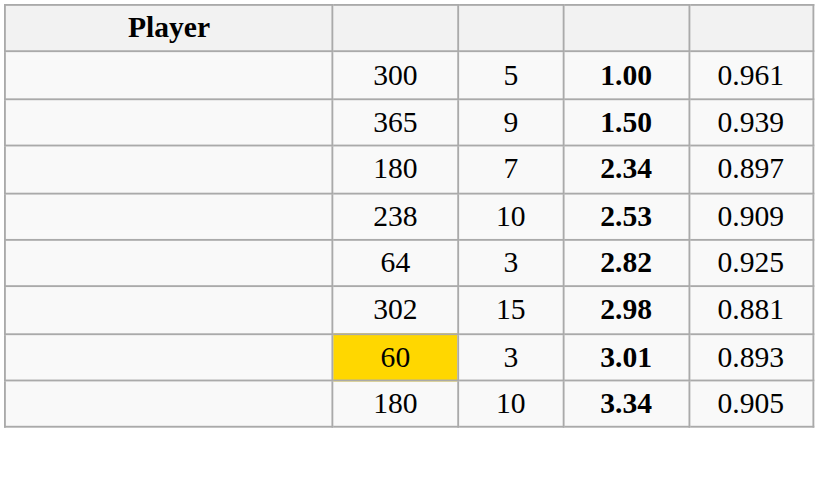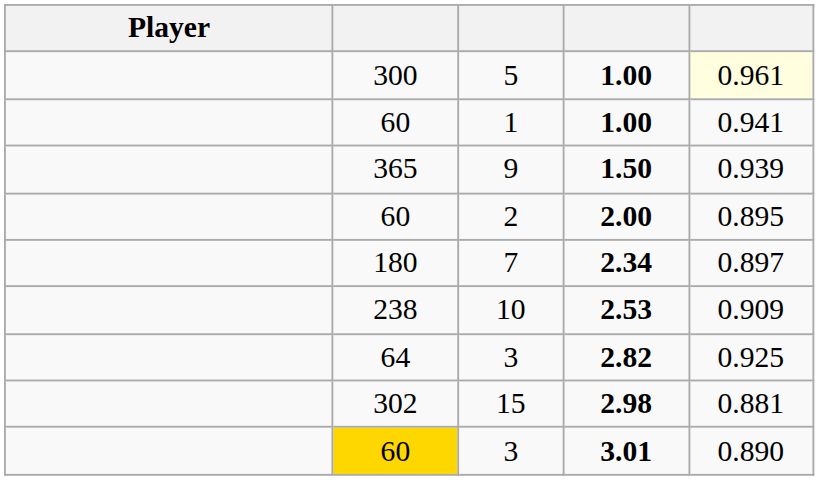(751, 74) no background -> (751, 74) lightyellow background
+ row: (511, 121)
+ row: (511, 215)
(751, 356) 0.893 -> (751, 450) 0.890
- row: (511, 403)
